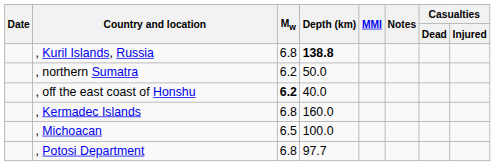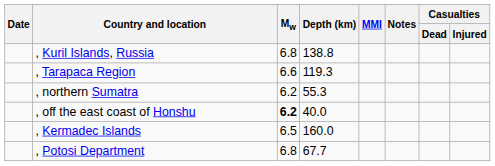(318, 53) bold -> (318, 53) normal
+ row: (85, 72)
(315, 72) 50.0 -> (315, 92) 55.3
(288, 111) 6.8 -> (288, 131) 6.5
- row: (69, 131)
(315, 151) 97.7 -> (315, 151) 67.7
